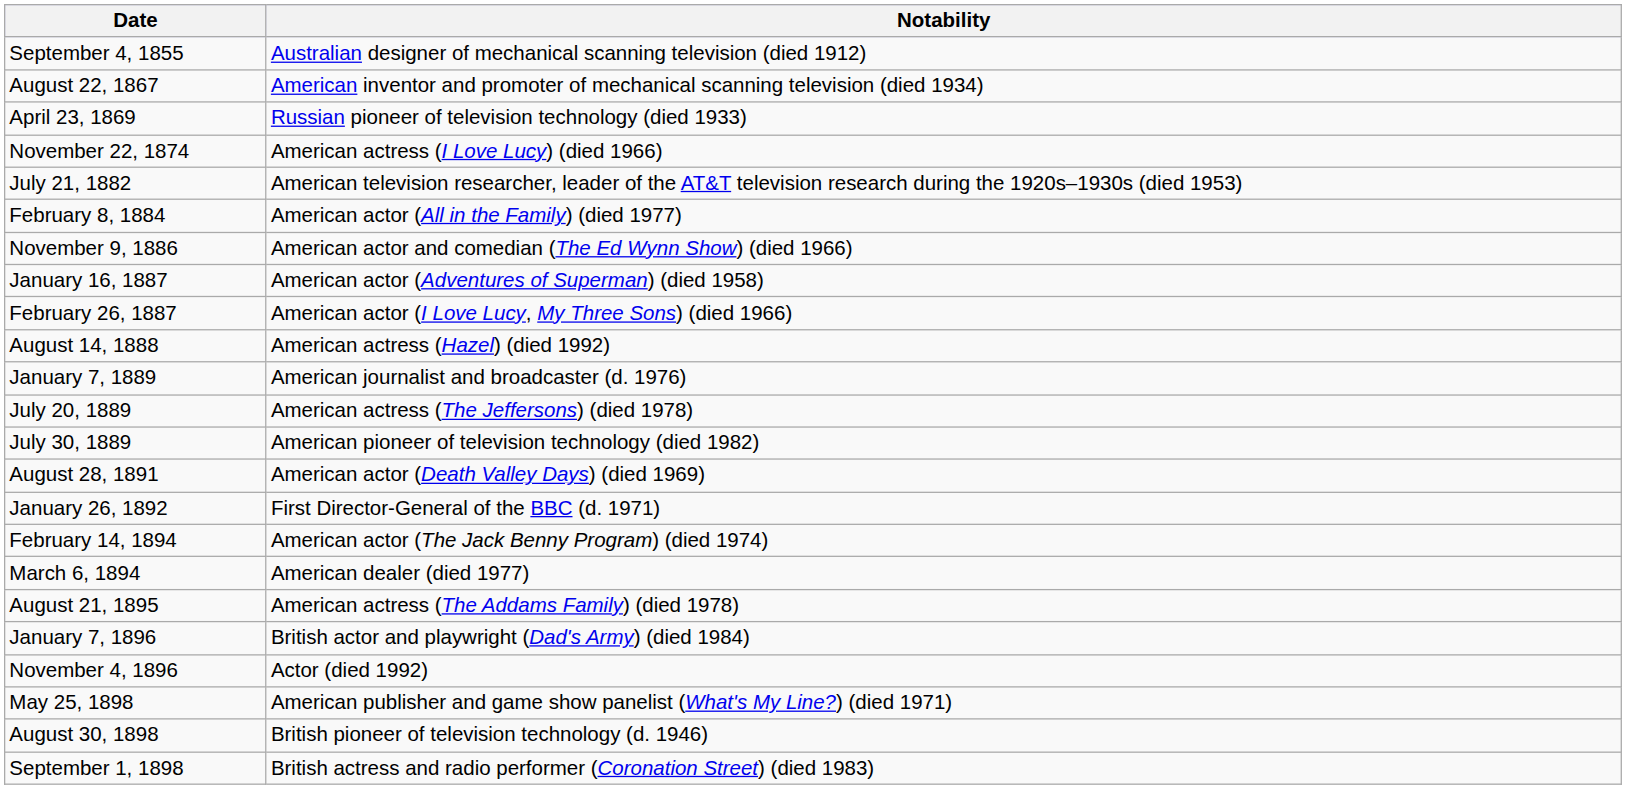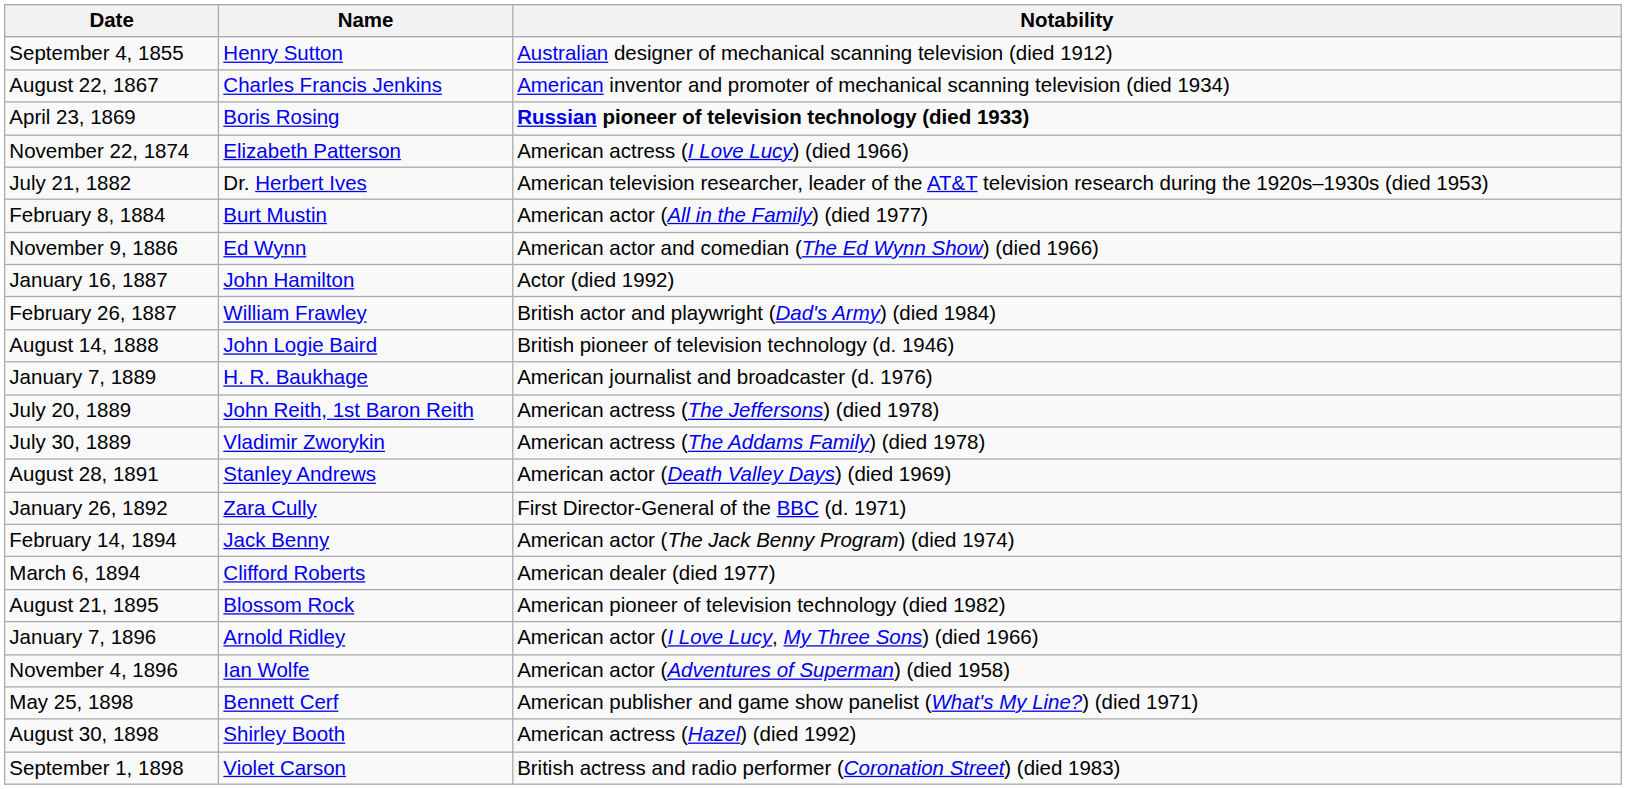+ column: (366, 20)
(509, 118) normal -> (773, 118) bold
(517, 280) American actor (Adventures of Superman) (died 1958) -> (596, 280) Actor (died 1992)
(532, 313) American actor (I Love Lucy, My Three Sons) (died 1966) -> (757, 313) British actor and playwright (Dad's Army) (died 1984)
(440, 345) American actress (Hazel) (died 1992) -> (736, 345) British pioneer of television technology (d. 1946)
(515, 442) American pioneer of television technology (died 1982) -> (751, 442) American actress (The Addams Family) (died 1978)
(505, 605) American actress (The Addams Family) (died 1978) -> (761, 605) American pioneer of television technology (died 1982)
(510, 637) British actor and playwright (Dad's Army) (died 1984) -> (778, 637) American actor (I Love Lucy, My Three Sons) (died 1966)
(349, 670) Actor (died 1992) -> (764, 670) American actor (Adventures of Superman) (died 1958)
(489, 735) British pioneer of television technology (d. 1946) -> (687, 735) American actress (Hazel) (died 1992)
